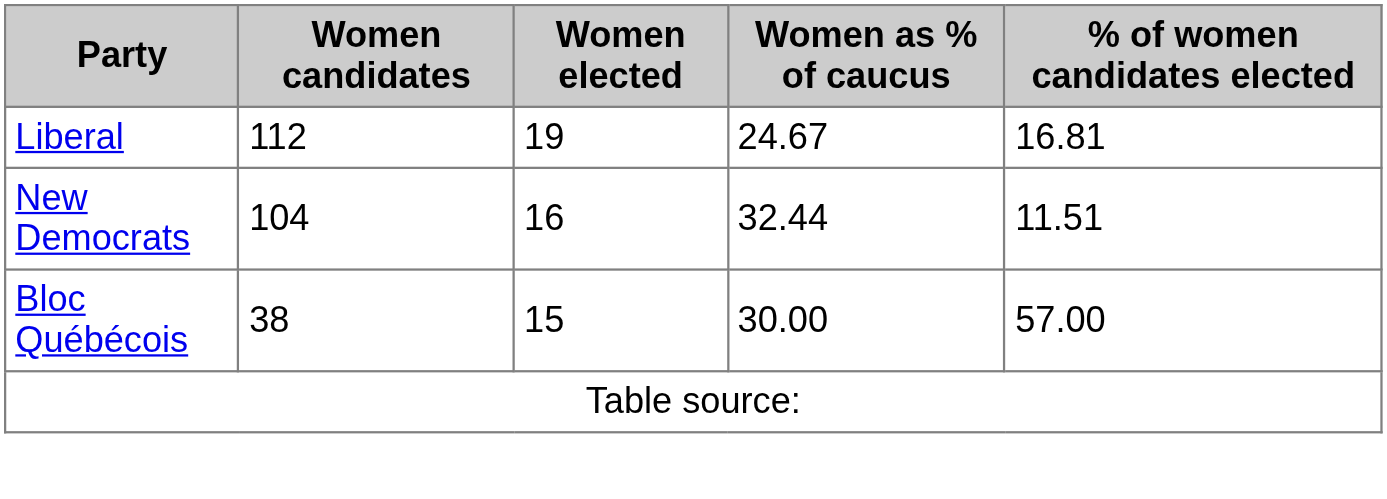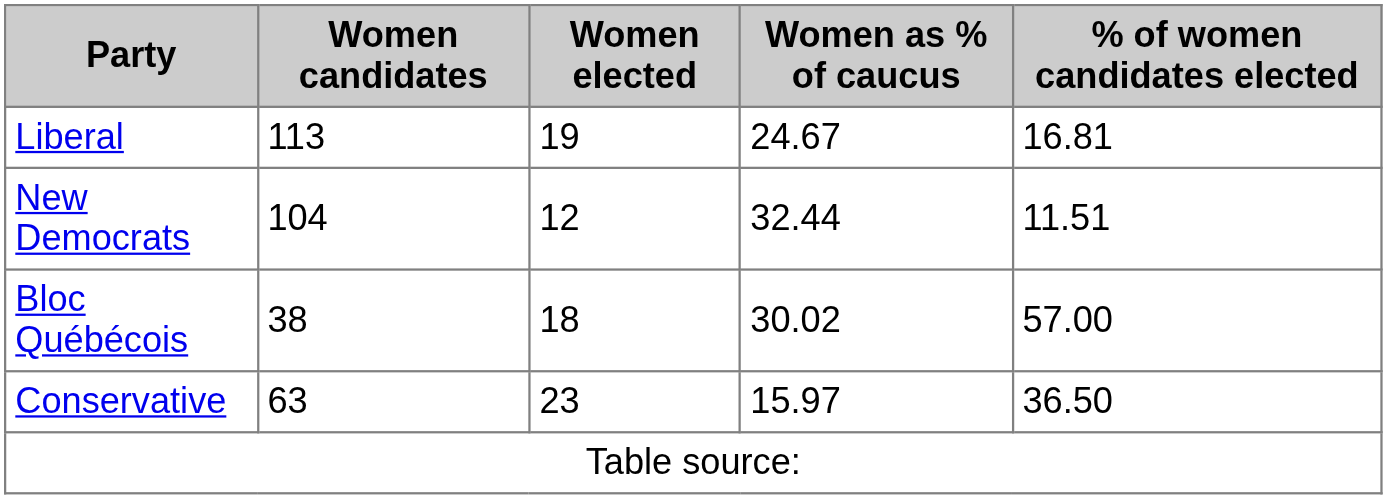(278, 136) 112 -> (296, 136) 113
(544, 218) 16 -> (560, 218) 12
(544, 319) 15 -> (560, 319) 18
(783, 319) 30.00 -> (796, 319) 30.02
+ row: (121, 401)
